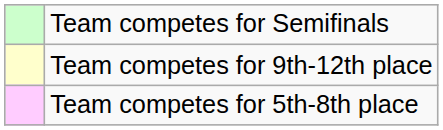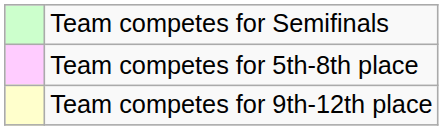rows swapped: (234, 104) <-> (241, 64)
